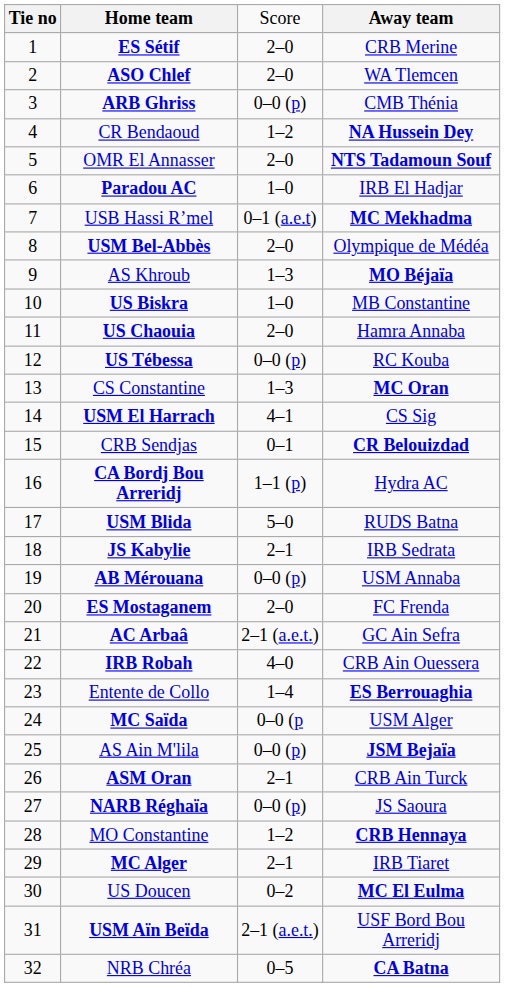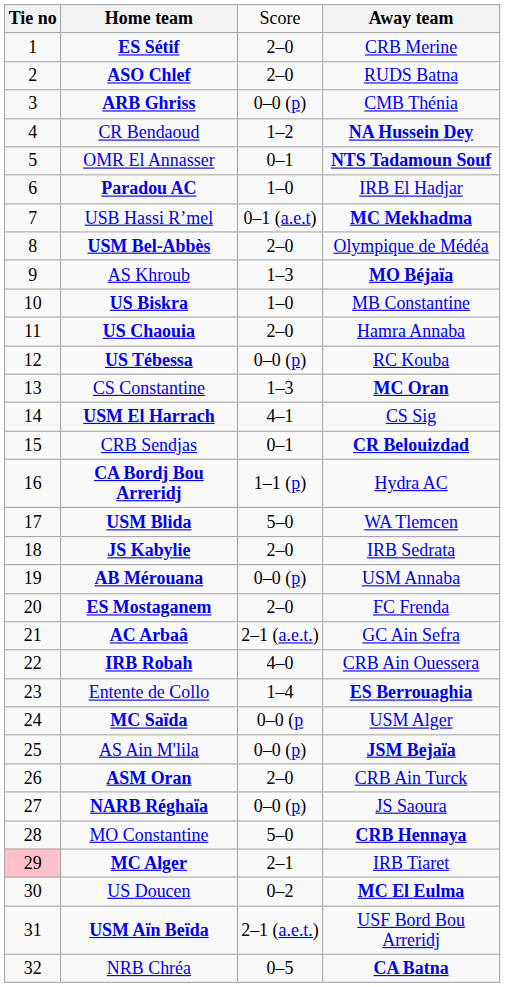(411, 75) WA Tlemcen -> (411, 75) RUDS Batna
(280, 160) 2–0 -> (280, 160) 0–1
(411, 522) RUDS Batna -> (411, 522) WA Tlemcen
(280, 550) 2–1 -> (280, 550) 2–0
(280, 777) 2–1 -> (280, 777) 2–0
(280, 834) 1–2 -> (280, 834) 5–0
(33, 863) no background -> (33, 863) pink background
